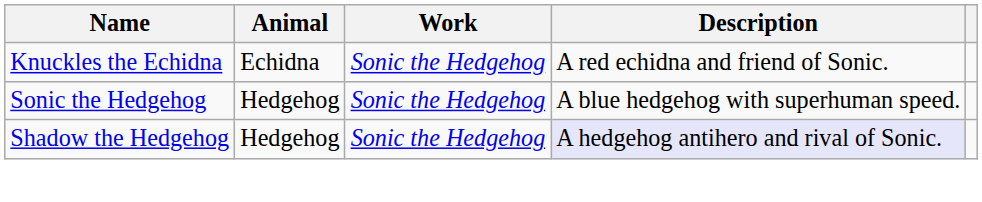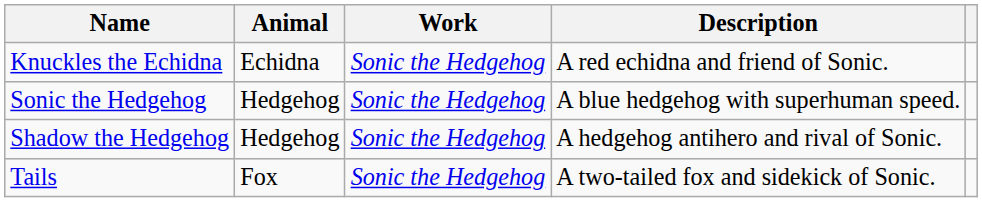(749, 138) lavender background -> (749, 138) no background
+ row: (34, 176)
